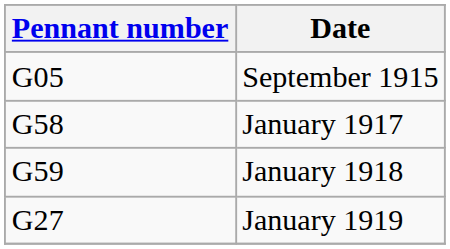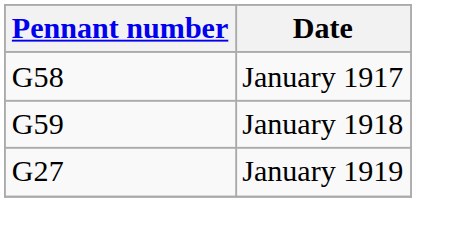- row: (340, 76)
